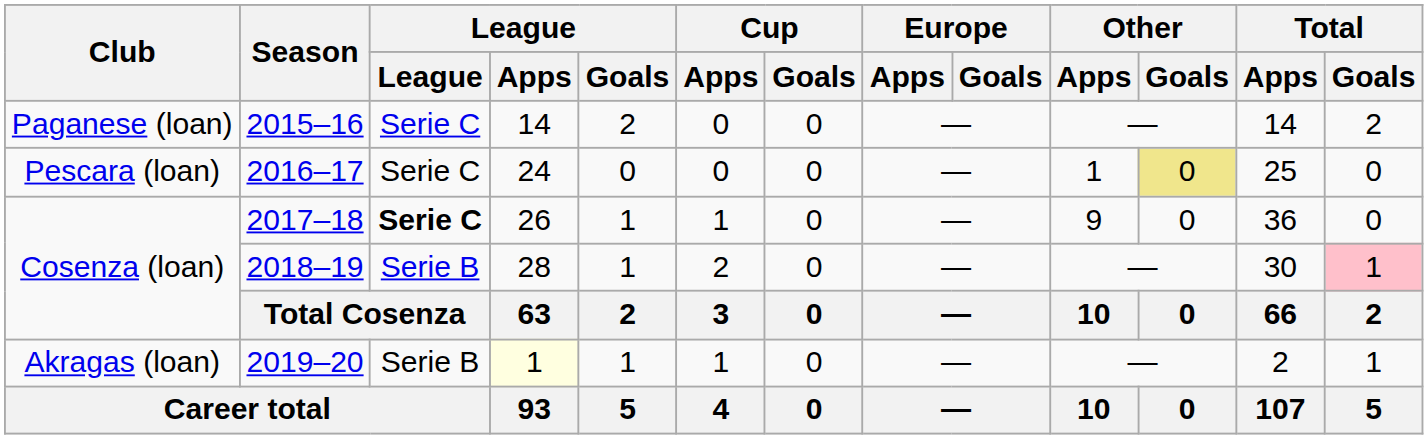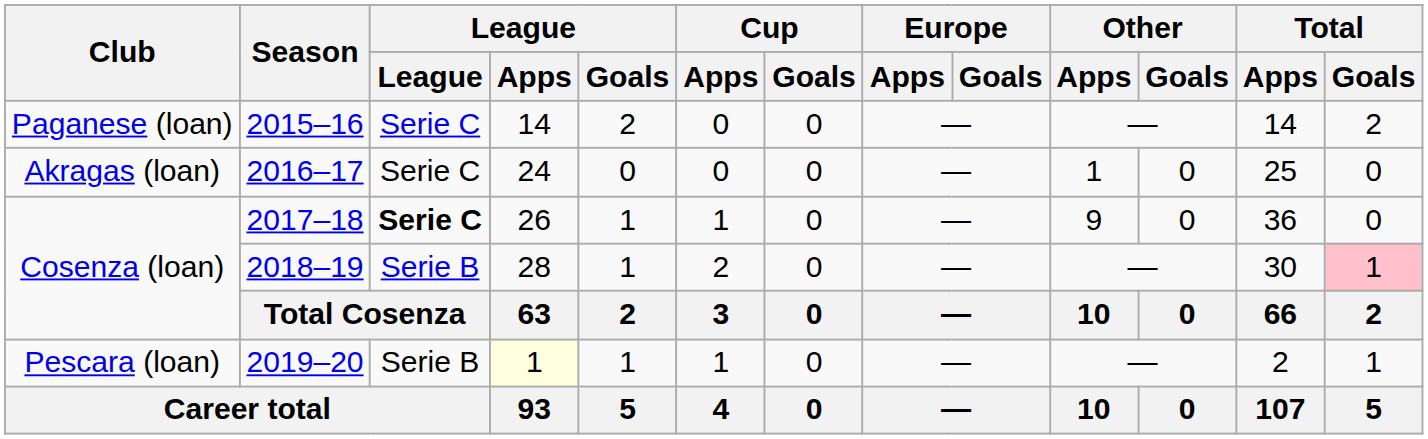(122, 171) Pescara (loan) -> (122, 171) Akragas (loan)
(1187, 171) khaki background -> (1187, 171) no background
(122, 362) Akragas (loan) -> (122, 362) Pescara (loan)
